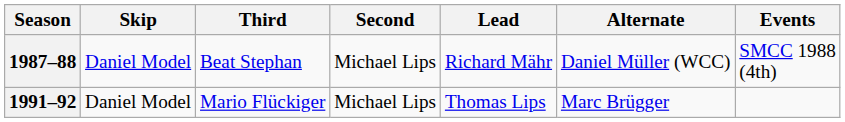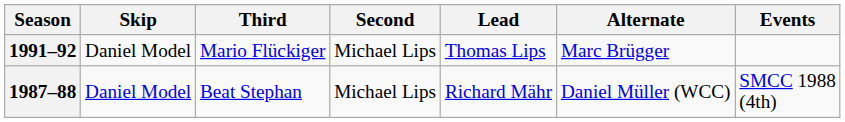rows swapped: (43, 60) <-> (43, 102)
